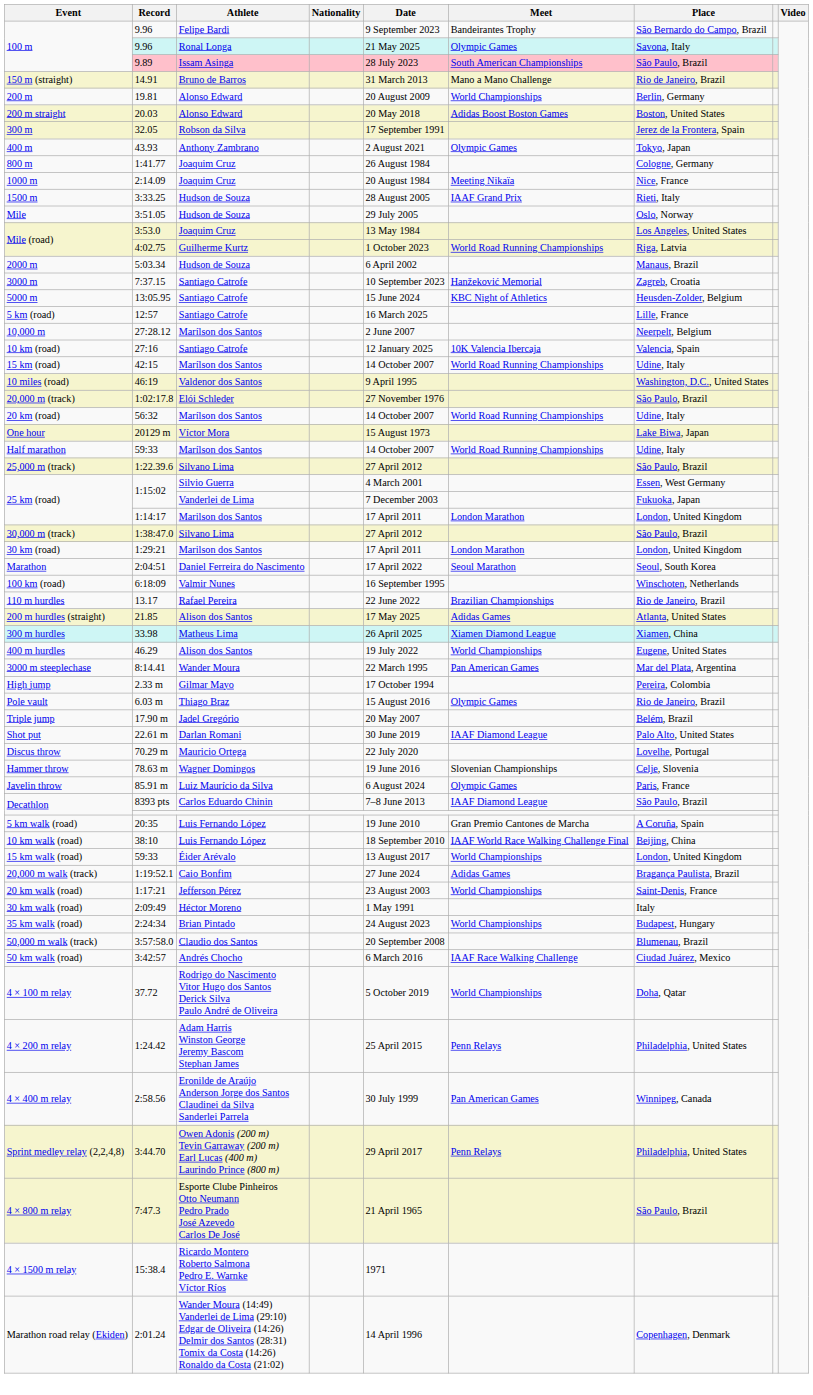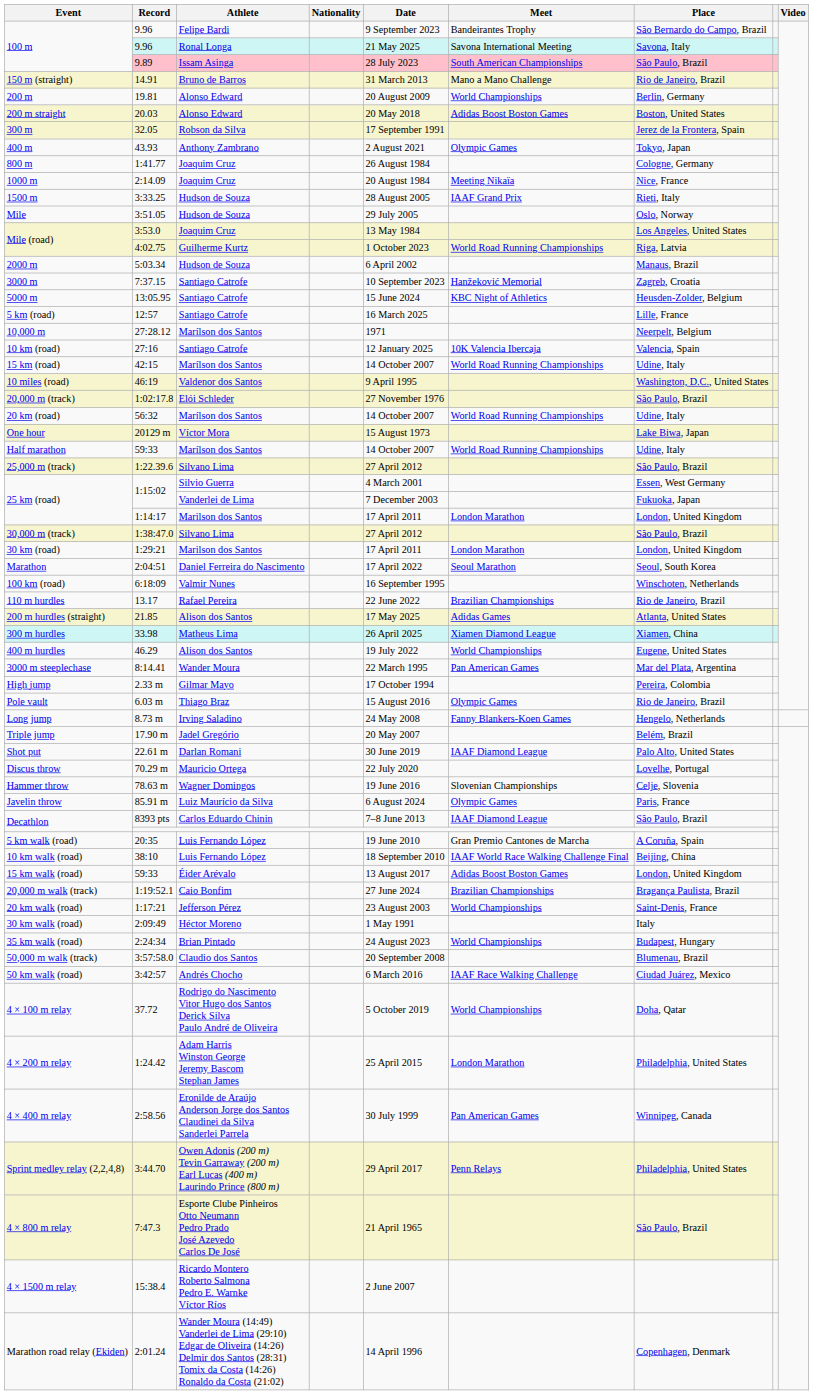(484, 46) Olympic Games -> (511, 46) Savona International Meeting
(390, 332) 2 June 2007 -> (376, 332) 1971
+ row: (29, 718)
(496, 857) World Championships -> (509, 874) Adidas Boost Boston Games
(480, 874) Adidas Games -> (502, 890) Brazilian Championships
(476, 1046) Penn Relays -> (488, 1062) London Marathon
(376, 1269) 1971 -> (390, 1286) 2 June 2007
